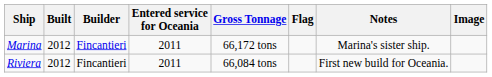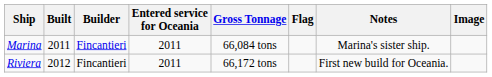(59, 44) 2012 -> (59, 44) 2011
(250, 44) 66,172 tons -> (250, 44) 66,084 tons
(250, 63) 66,084 tons -> (250, 63) 66,172 tons
